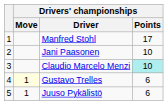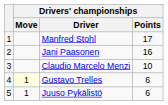(148, 52) 10 -> (148, 52) 16
(148, 66) paleturquoise background -> (148, 66) no background
